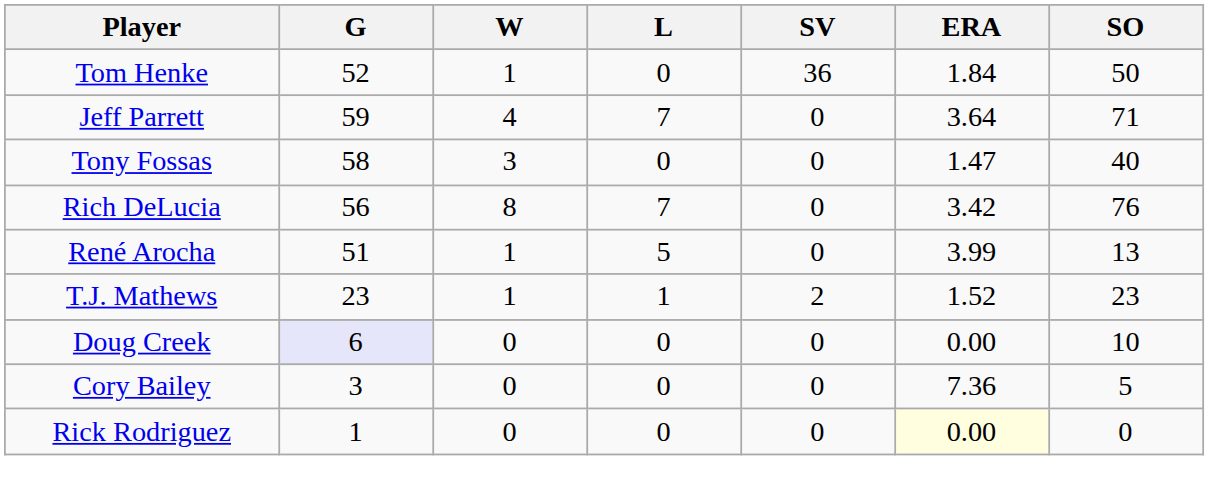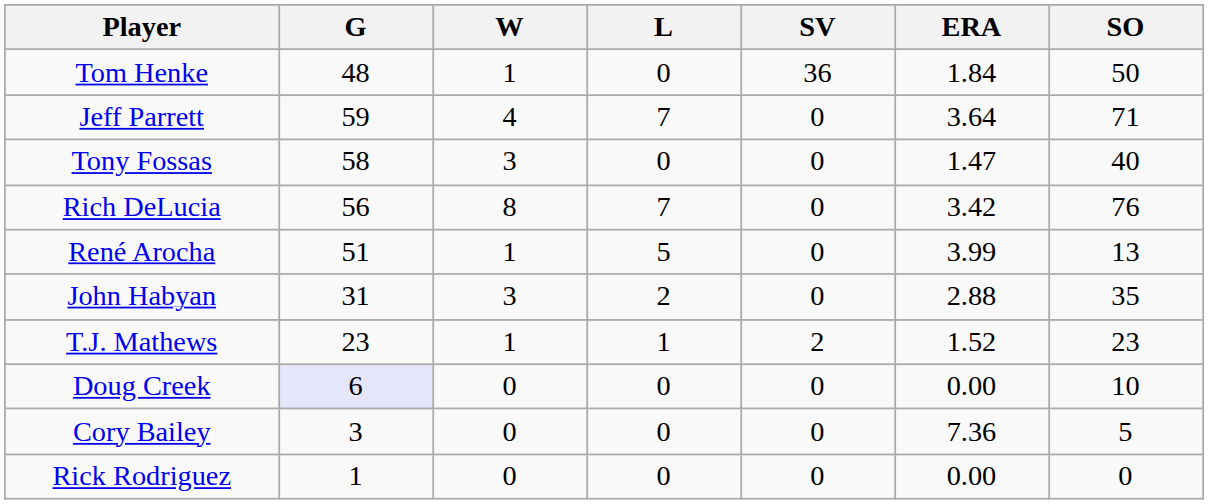(356, 71) 52 -> (356, 71) 48
+ row: (142, 296)
(971, 431) lightyellow background -> (971, 476) no background
